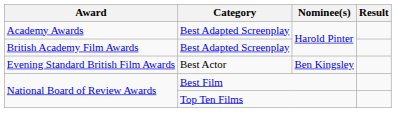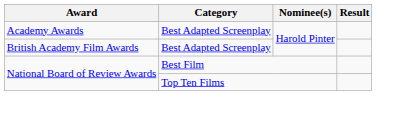- row: (91, 64)
